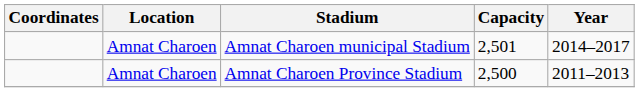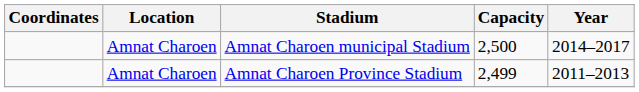(497, 45) 2,501 -> (497, 45) 2,500
(497, 73) 2,500 -> (497, 73) 2,499
